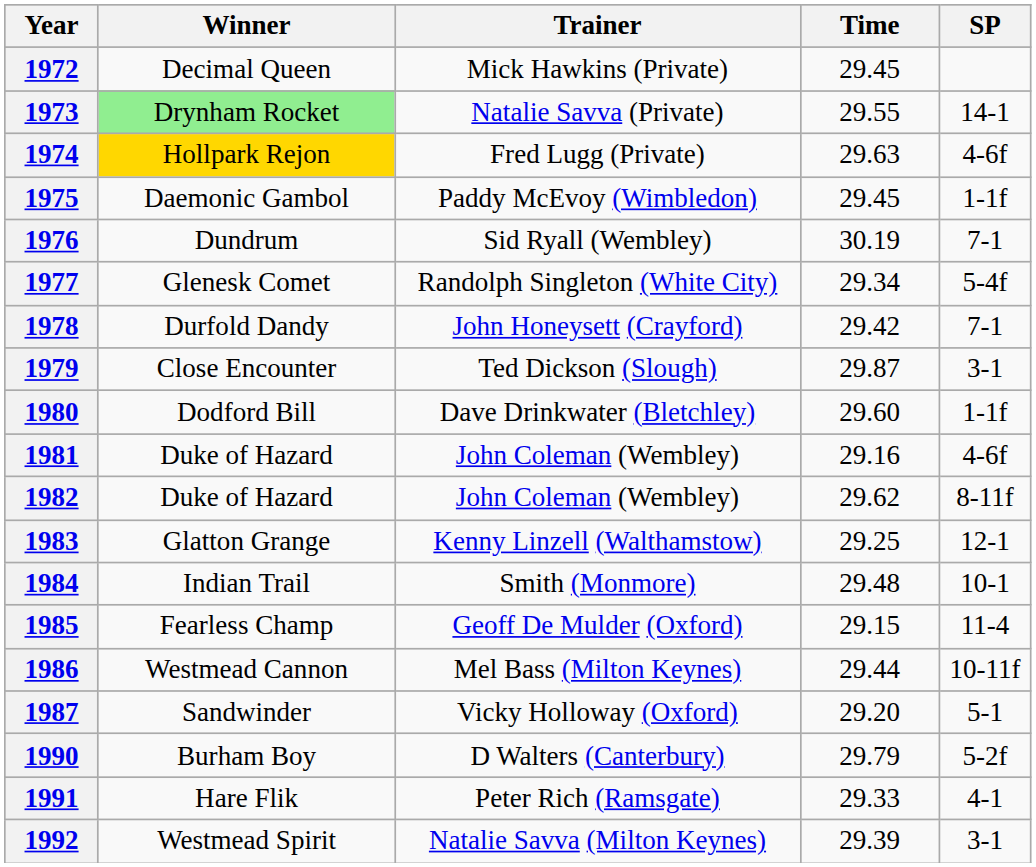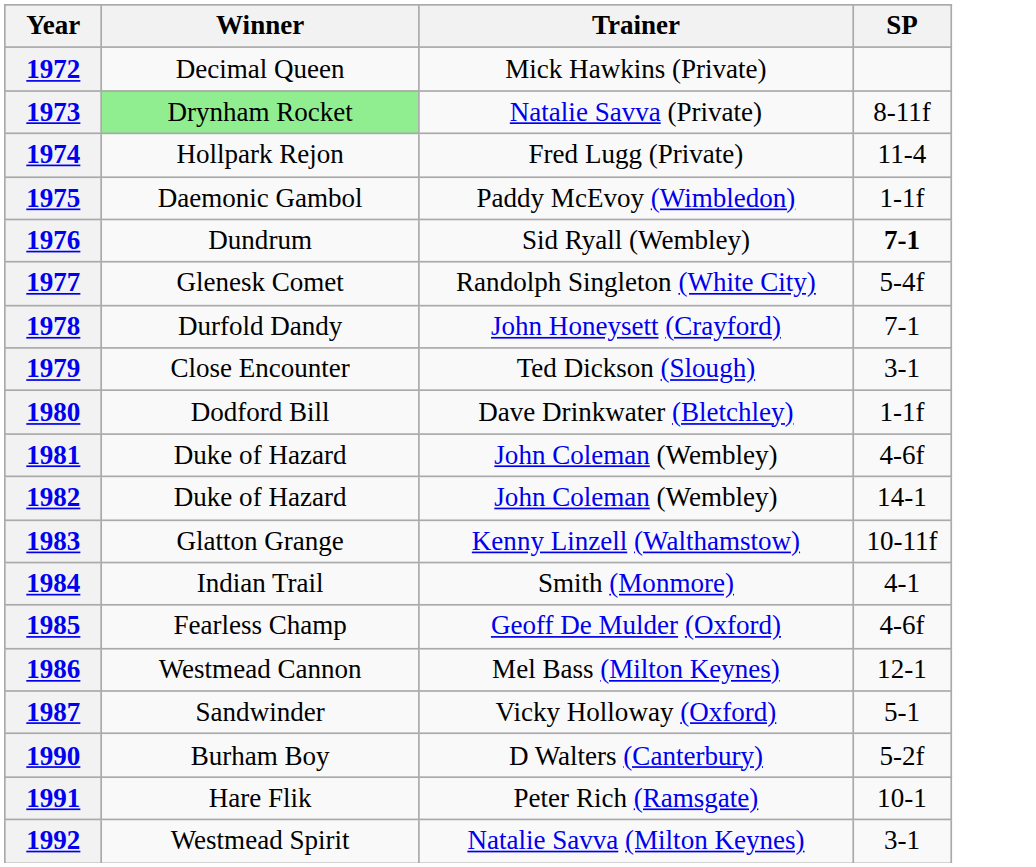- column: (870, 25)
(985, 111) 14-1 -> (902, 111) 8-11f
(247, 154) gold background -> (260, 154) no background
(985, 154) 4-6f -> (902, 154) 11-4
(985, 240) normal -> (902, 240) bold
(985, 497) 8-11f -> (902, 497) 14-1
(985, 540) 12-1 -> (902, 540) 10-11f
(985, 583) 10-1 -> (902, 583) 4-1
(985, 626) 11-4 -> (902, 626) 4-6f
(985, 669) 10-11f -> (902, 669) 12-1
(985, 797) 4-1 -> (902, 797) 10-1
